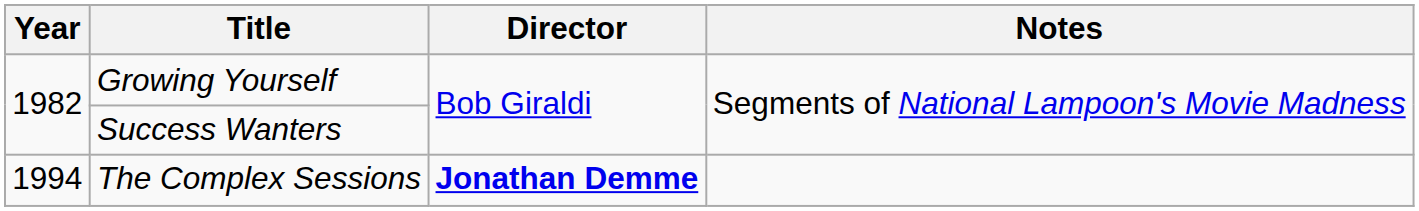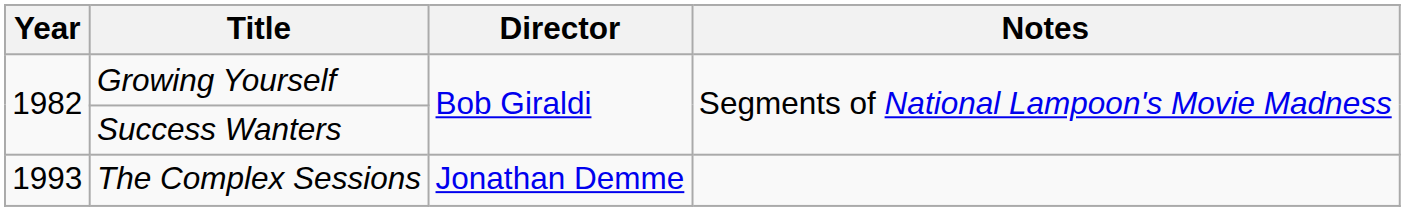(47, 179) 1994 -> (47, 179) 1993
(567, 179) bold -> (560, 179) normal
